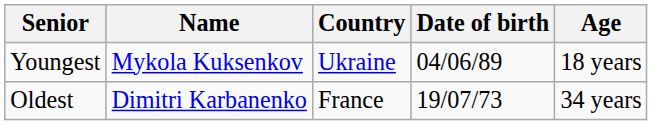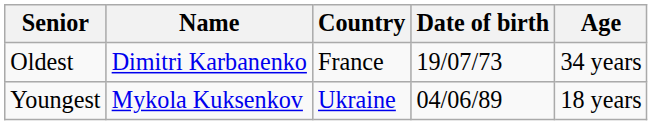rows swapped: (55, 61) <-> (42, 100)
